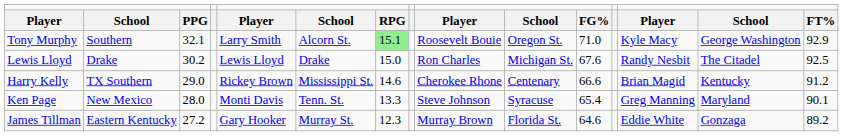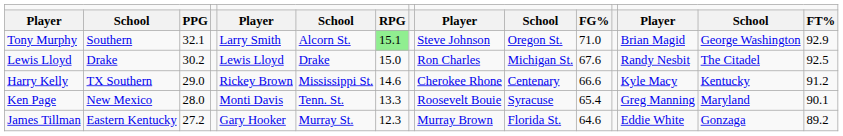(459, 40) Roosevelt Bouie -> (454, 40) Steve Johnson
(649, 40) Kyle Macy -> (653, 40) Brian Magid
(653, 80) Brian Magid -> (649, 80) Kyle Macy
(454, 100) Steve Johnson -> (459, 100) Roosevelt Bouie
